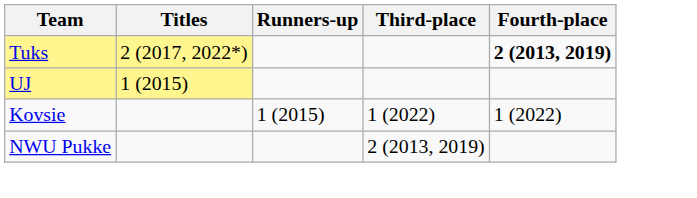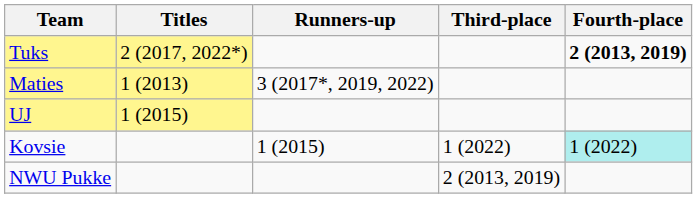+ row: (36, 83)
(528, 114) no background -> (603, 146) paleturquoise background
